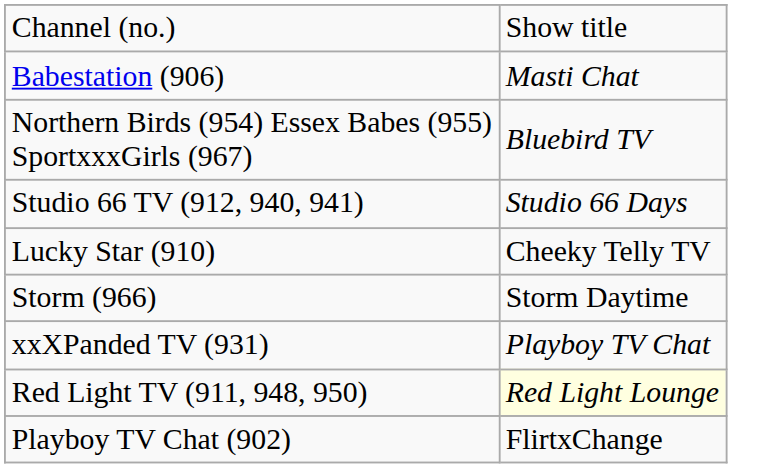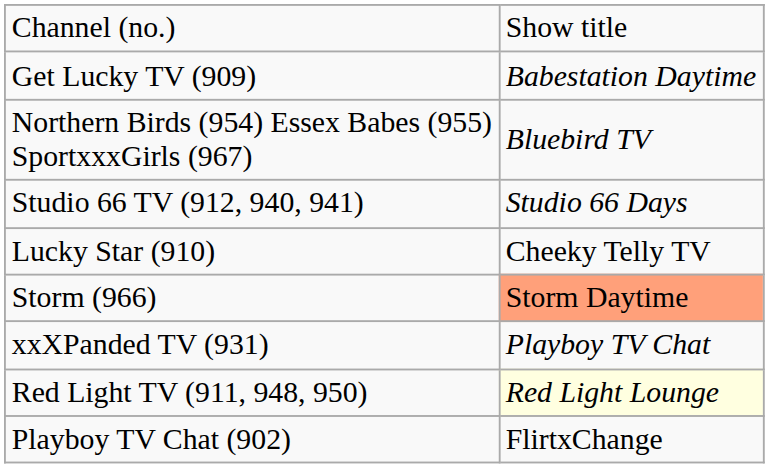+ row: (134, 75)
- row: (118, 75)
(597, 297) no background -> (597, 297) lightsalmon background
